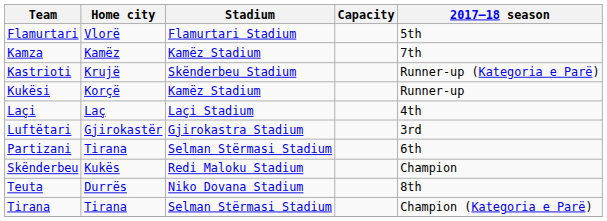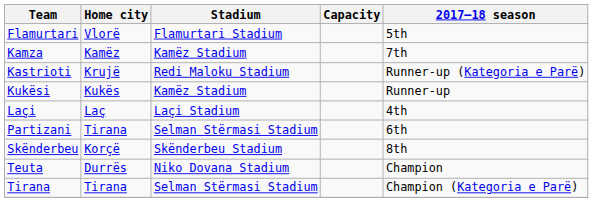(232, 72) Skënderbeu Stadium -> (222, 72) Redi Maloku Stadium
(102, 91) Korçë -> (102, 91) Kukës
- row: (39, 130)
(102, 168) Kukës -> (102, 149) Korçë
(236, 168) Redi Maloku Stadium -> (218, 149) Skënderbeu Stadium
(429, 168) Champion -> (397, 149) 8th
(411, 188) 8th -> (414, 168) Champion
